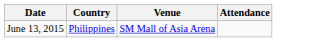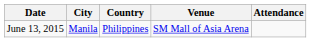+ column: (83, 12)
